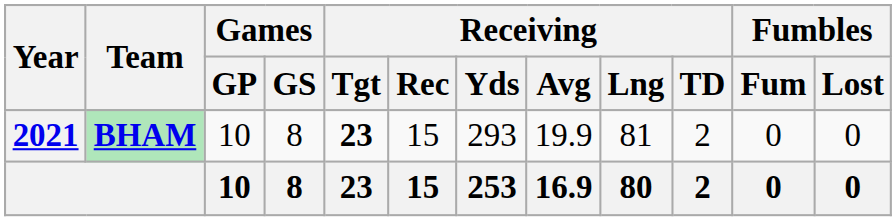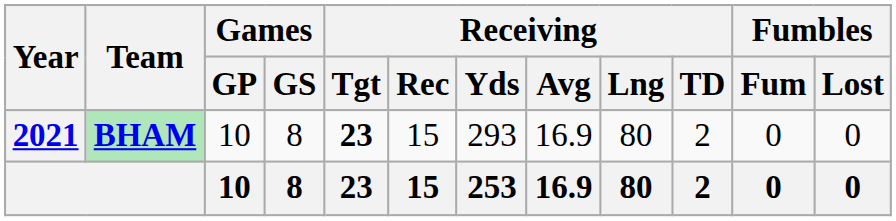(564, 135) 19.9 -> (564, 135) 16.9
(636, 135) 81 -> (636, 135) 80
